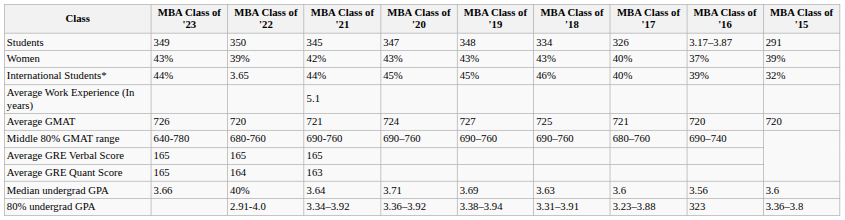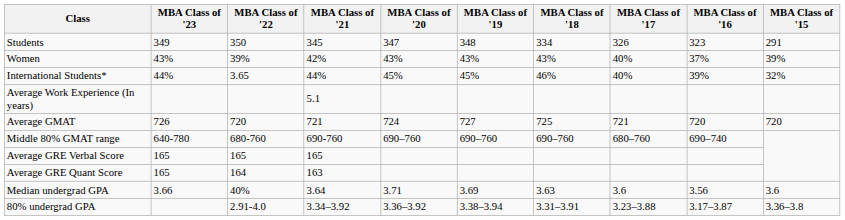(711, 42) 3.17–3.87 -> (697, 42) 323
(697, 207) 323 -> (711, 207) 3.17–3.87
